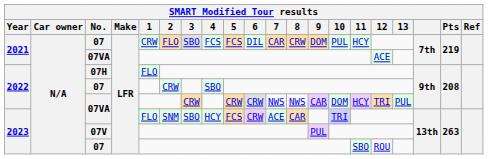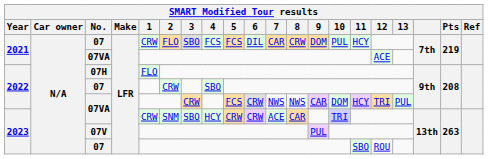(234, 101) CRW -> (234, 101) FCS
(149, 116) FLO -> (149, 116) CRW
(234, 116) FCS -> (234, 116) CRW
